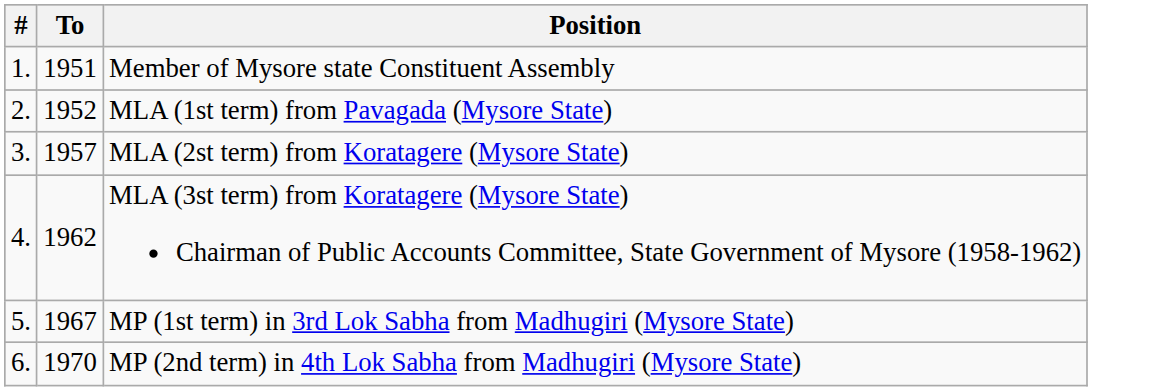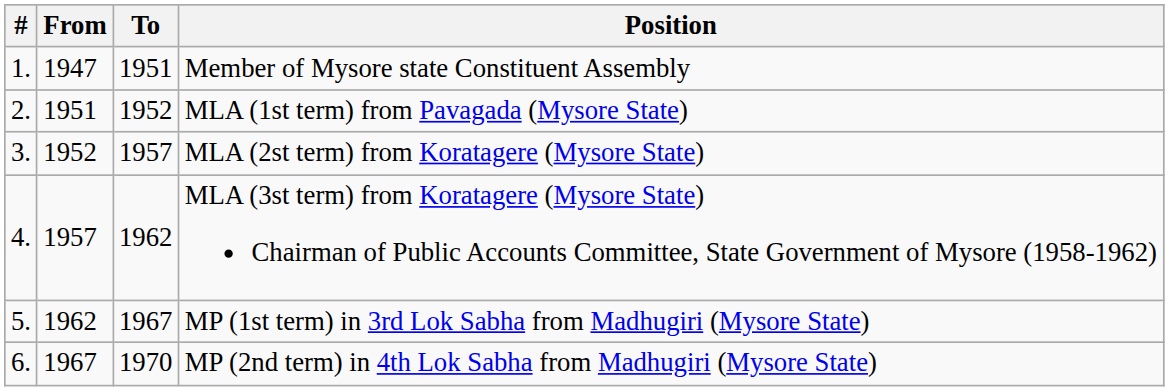+ column: (75, 25)
